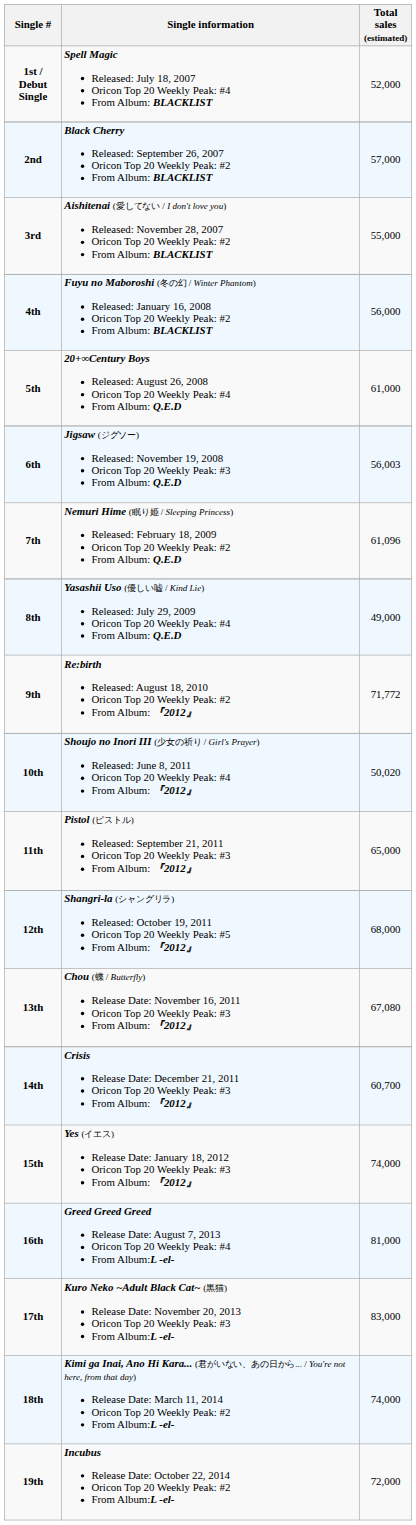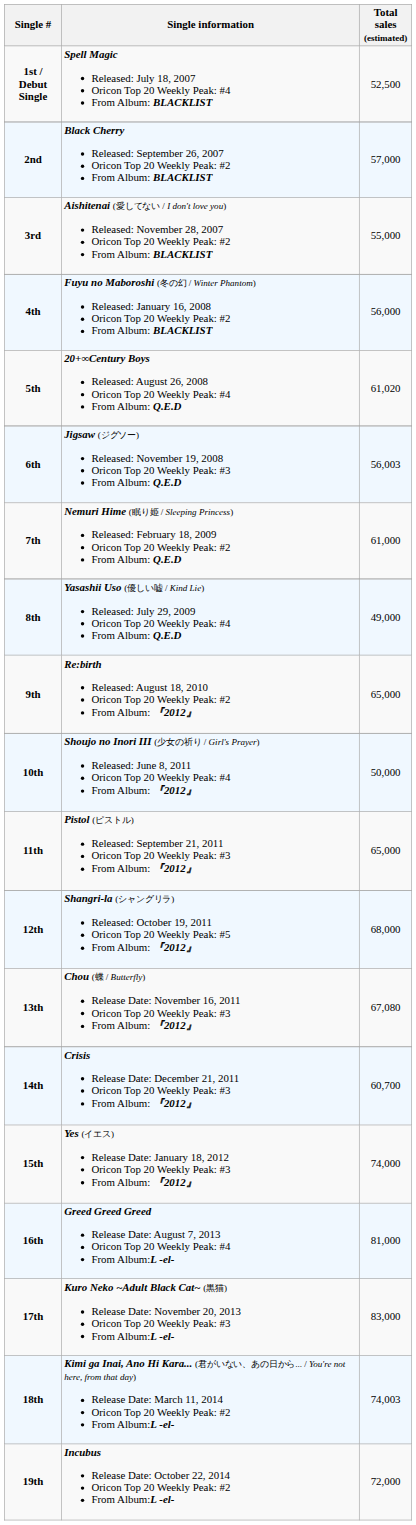(386, 84) 52,000 -> (386, 84) 52,500
(386, 388) 61,000 -> (386, 388) 61,020
(386, 540) 61,096 -> (386, 540) 61,000
(386, 694) 71,772 -> (386, 694) 65,000
(386, 772) 50,020 -> (386, 772) 50,000
(386, 1399) 74,000 -> (386, 1399) 74,003
